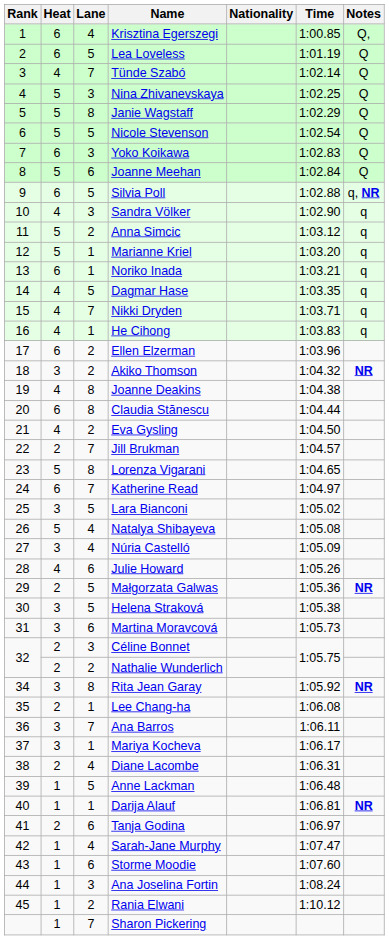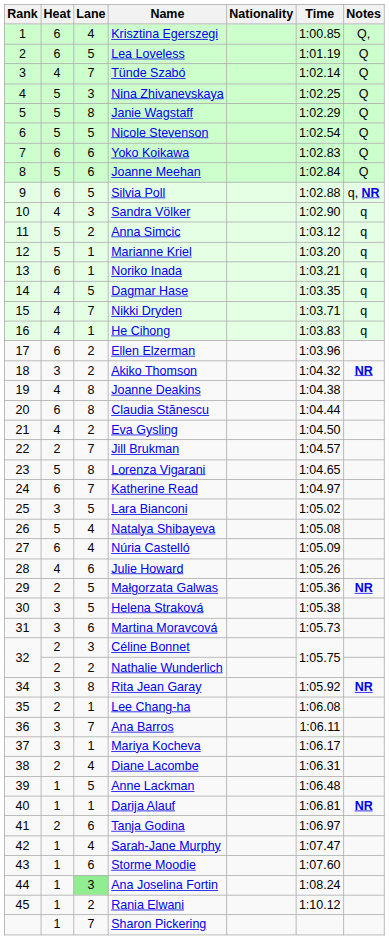(91, 152) 3 -> (91, 152) 6
(57, 548) 3 -> (57, 548) 6
(91, 885) no background -> (91, 885) lightgreen background
